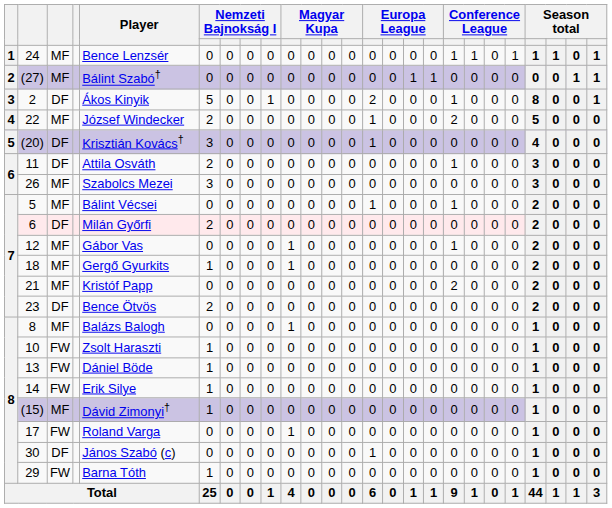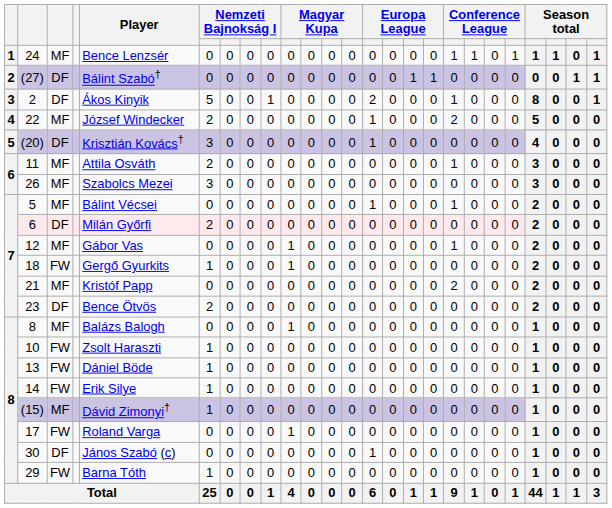(60, 77) MF -> (60, 77) DF
(60, 164) DF -> (60, 164) MF
(60, 265) MF -> (60, 265) FW
